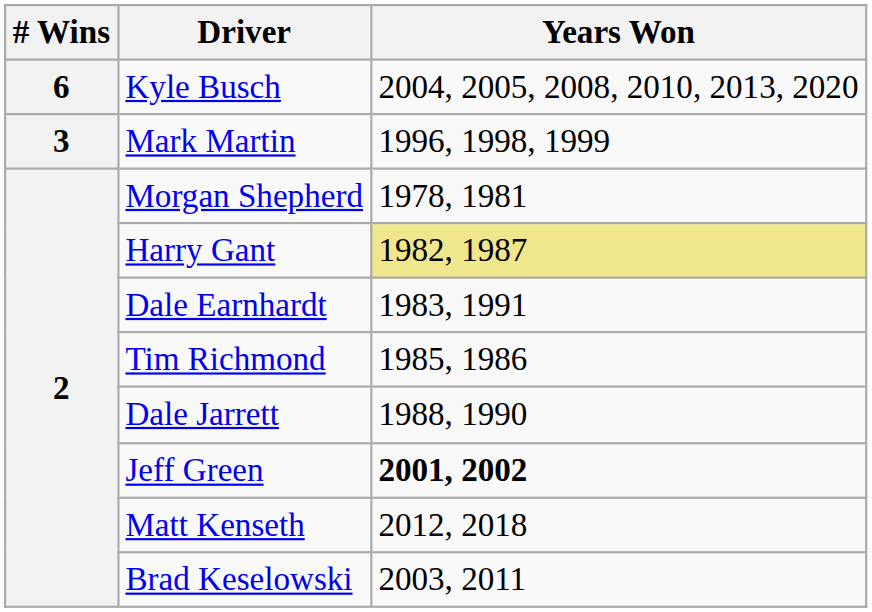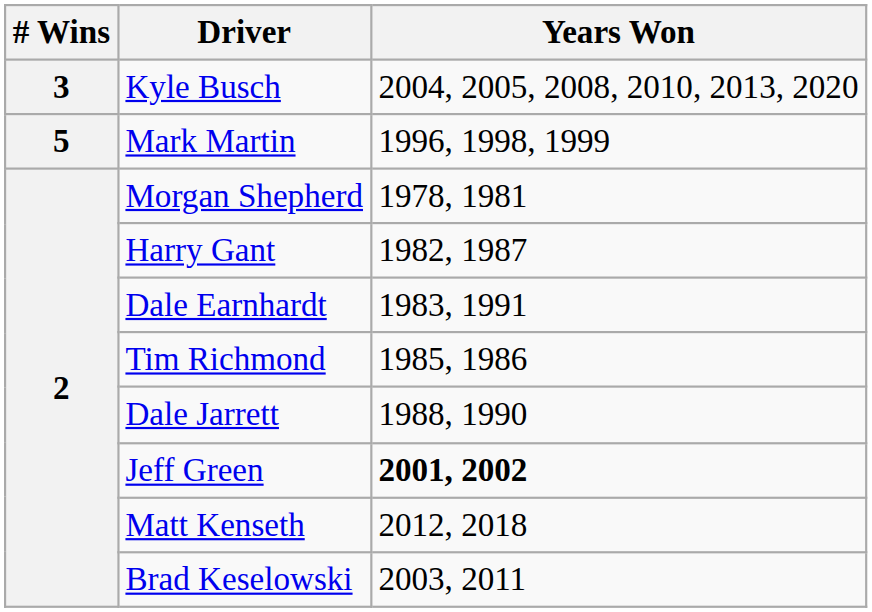(61, 86) 6 -> (61, 86) 3
(61, 141) 3 -> (61, 141) 5
(453, 250) khaki background -> (453, 250) no background
